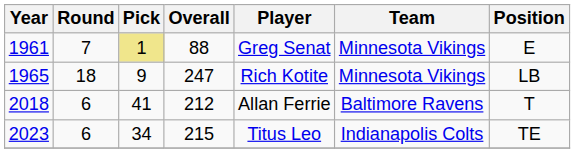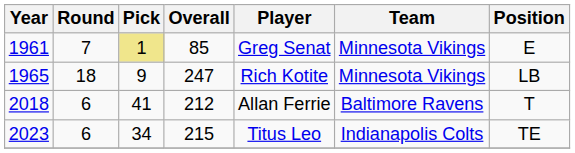(199, 47) 88 -> (199, 47) 85
